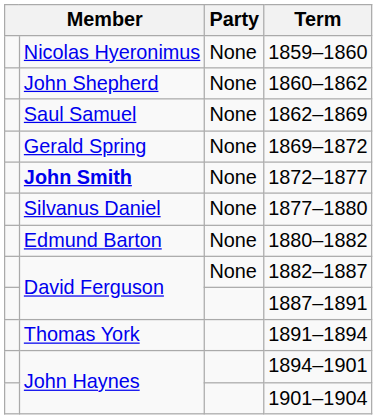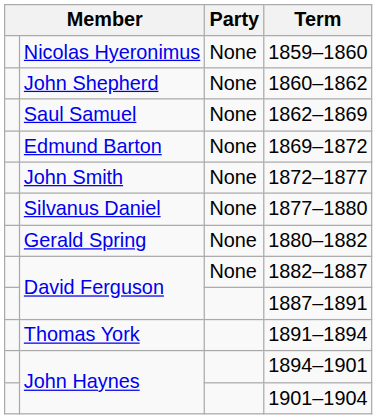(85, 146) Gerald Spring -> (93, 146) Edmund Barton
(78, 177) bold -> (73, 177) normal
(93, 240) Edmund Barton -> (85, 240) Gerald Spring
